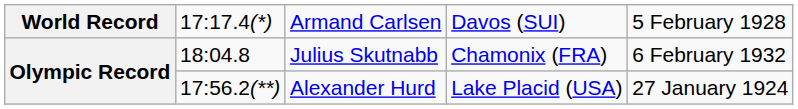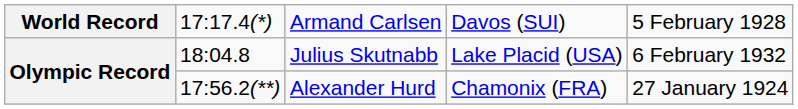(529, 55) Chamonix (FRA) -> (537, 55) Lake Placid (USA)
(537, 88) Lake Placid (USA) -> (529, 88) Chamonix (FRA)
